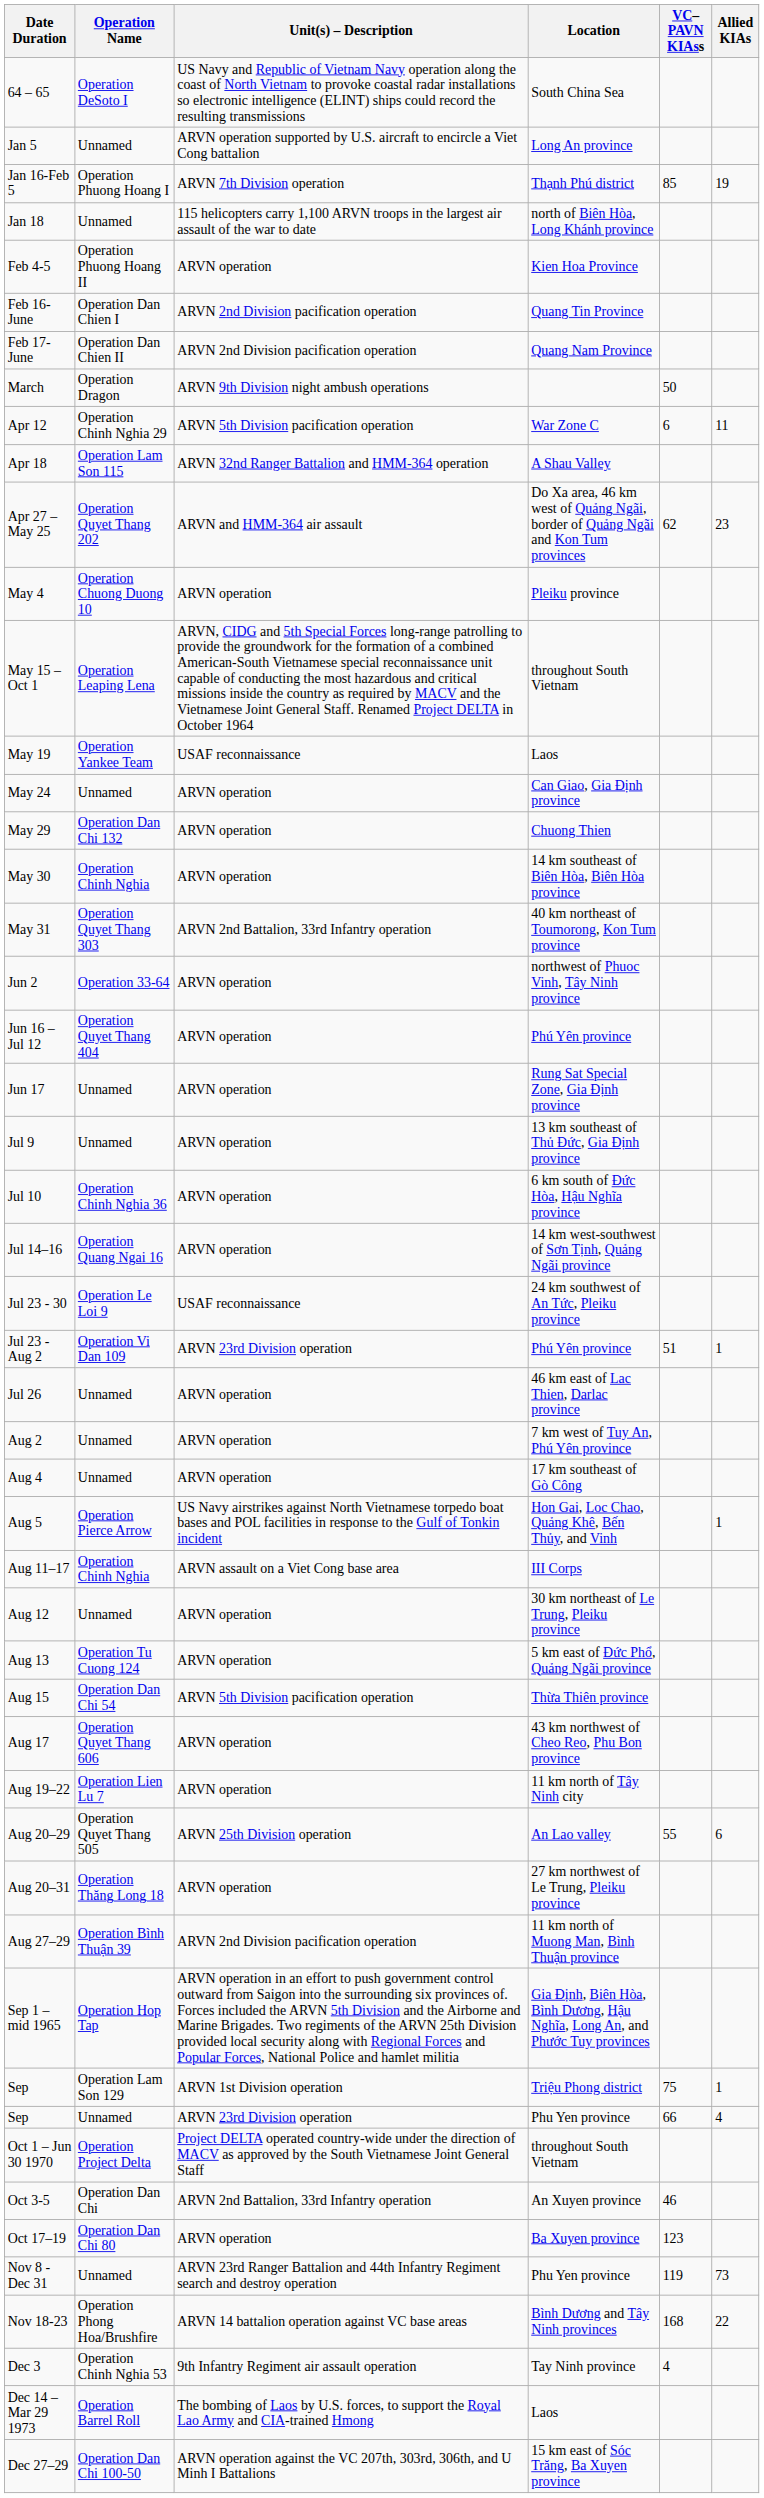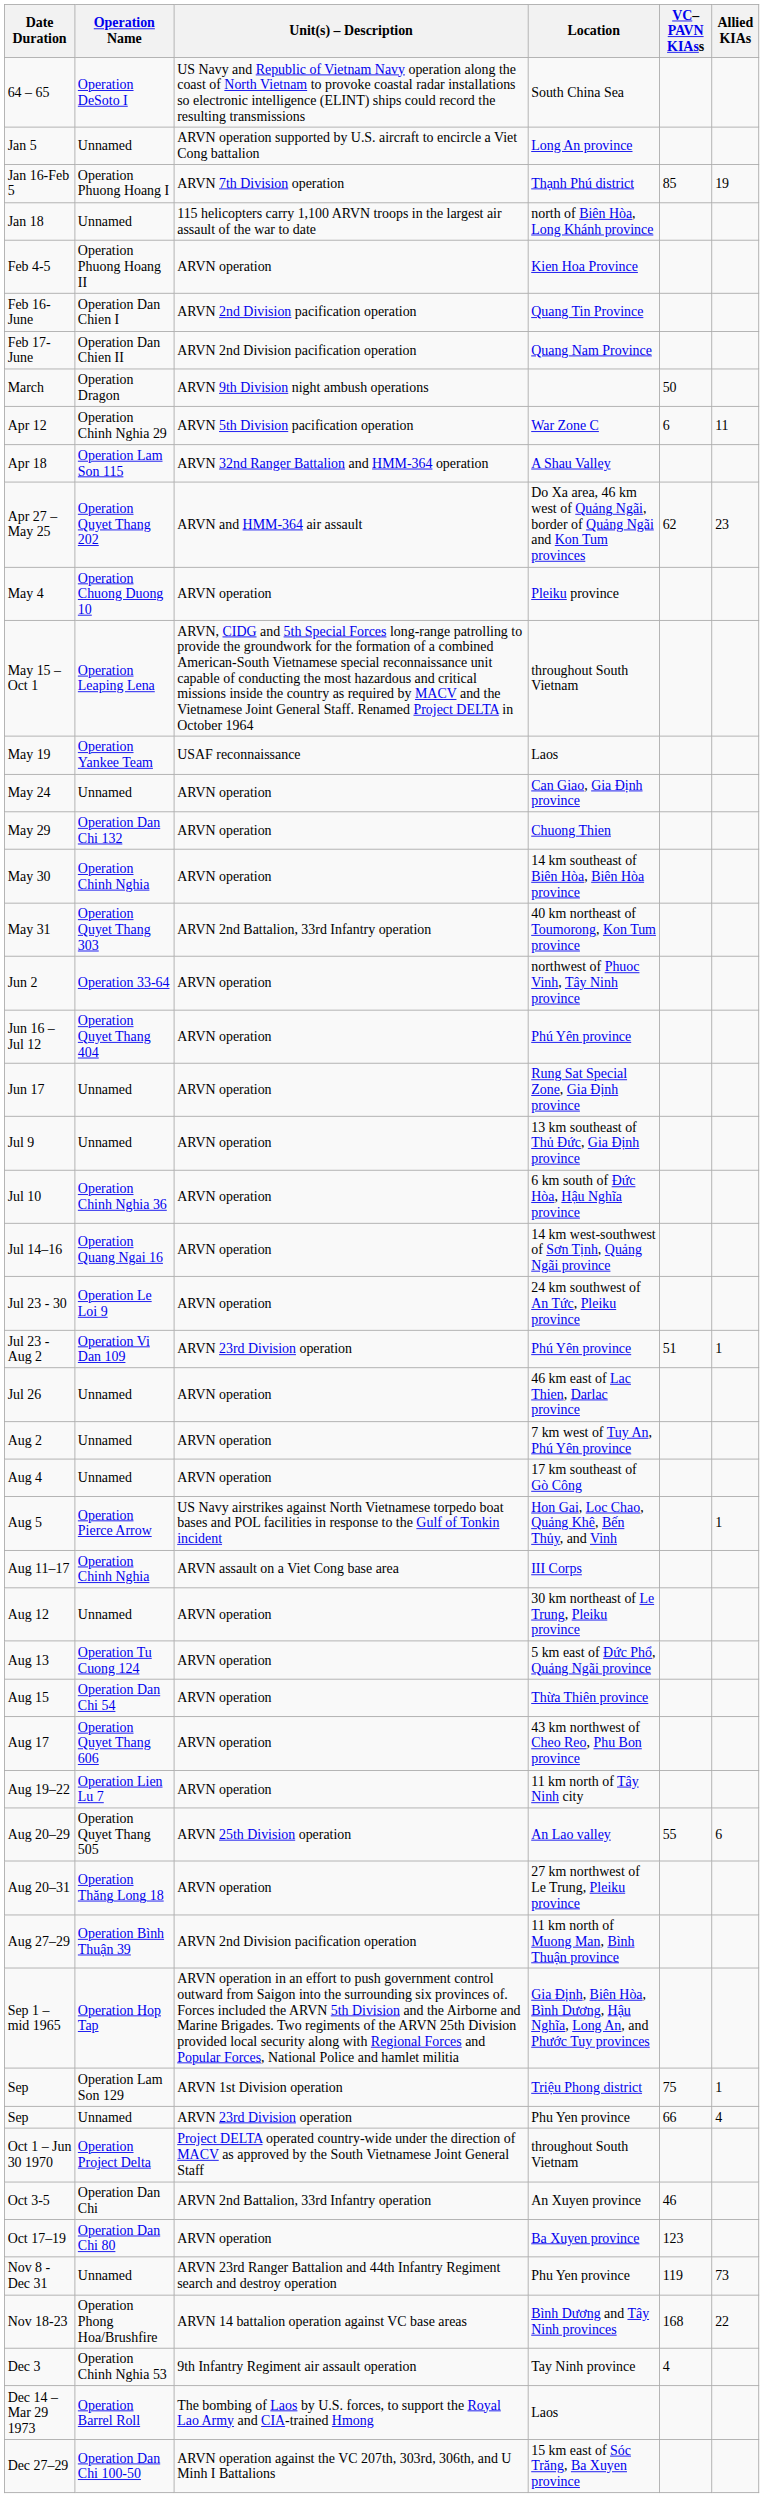(239, 1303) USAF reconnaissance -> (224, 1303) ARVN operation
(295, 1697) ARVN 5th Division pacification operation -> (224, 1697) ARVN operation
